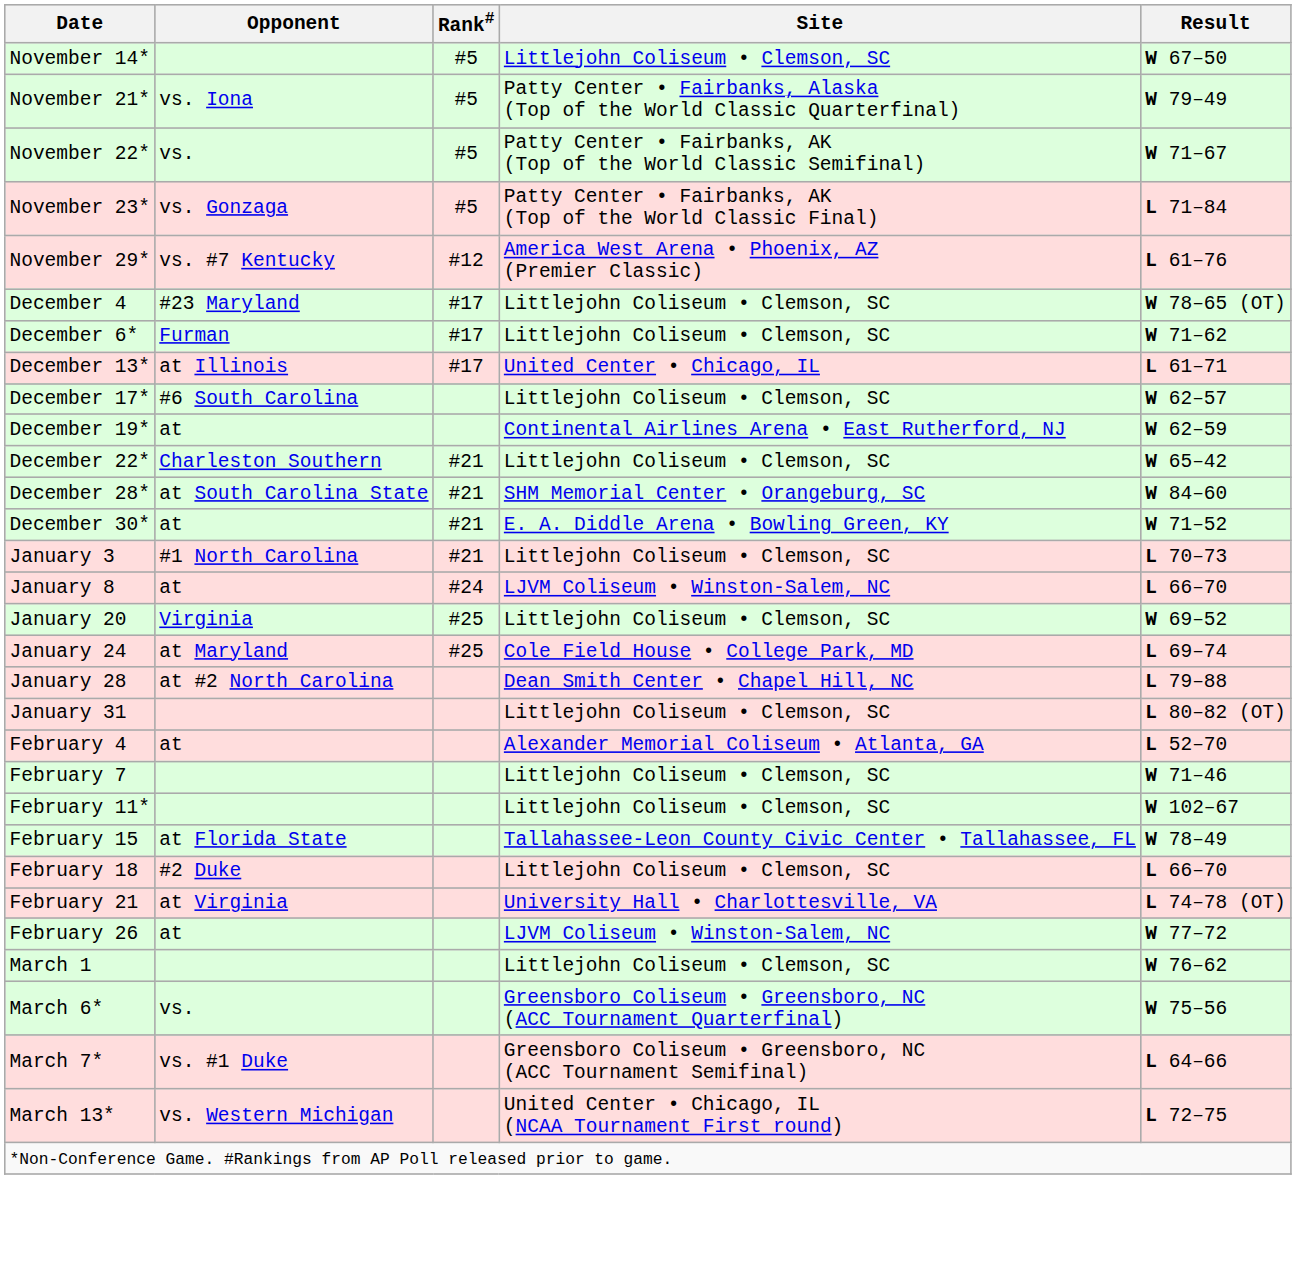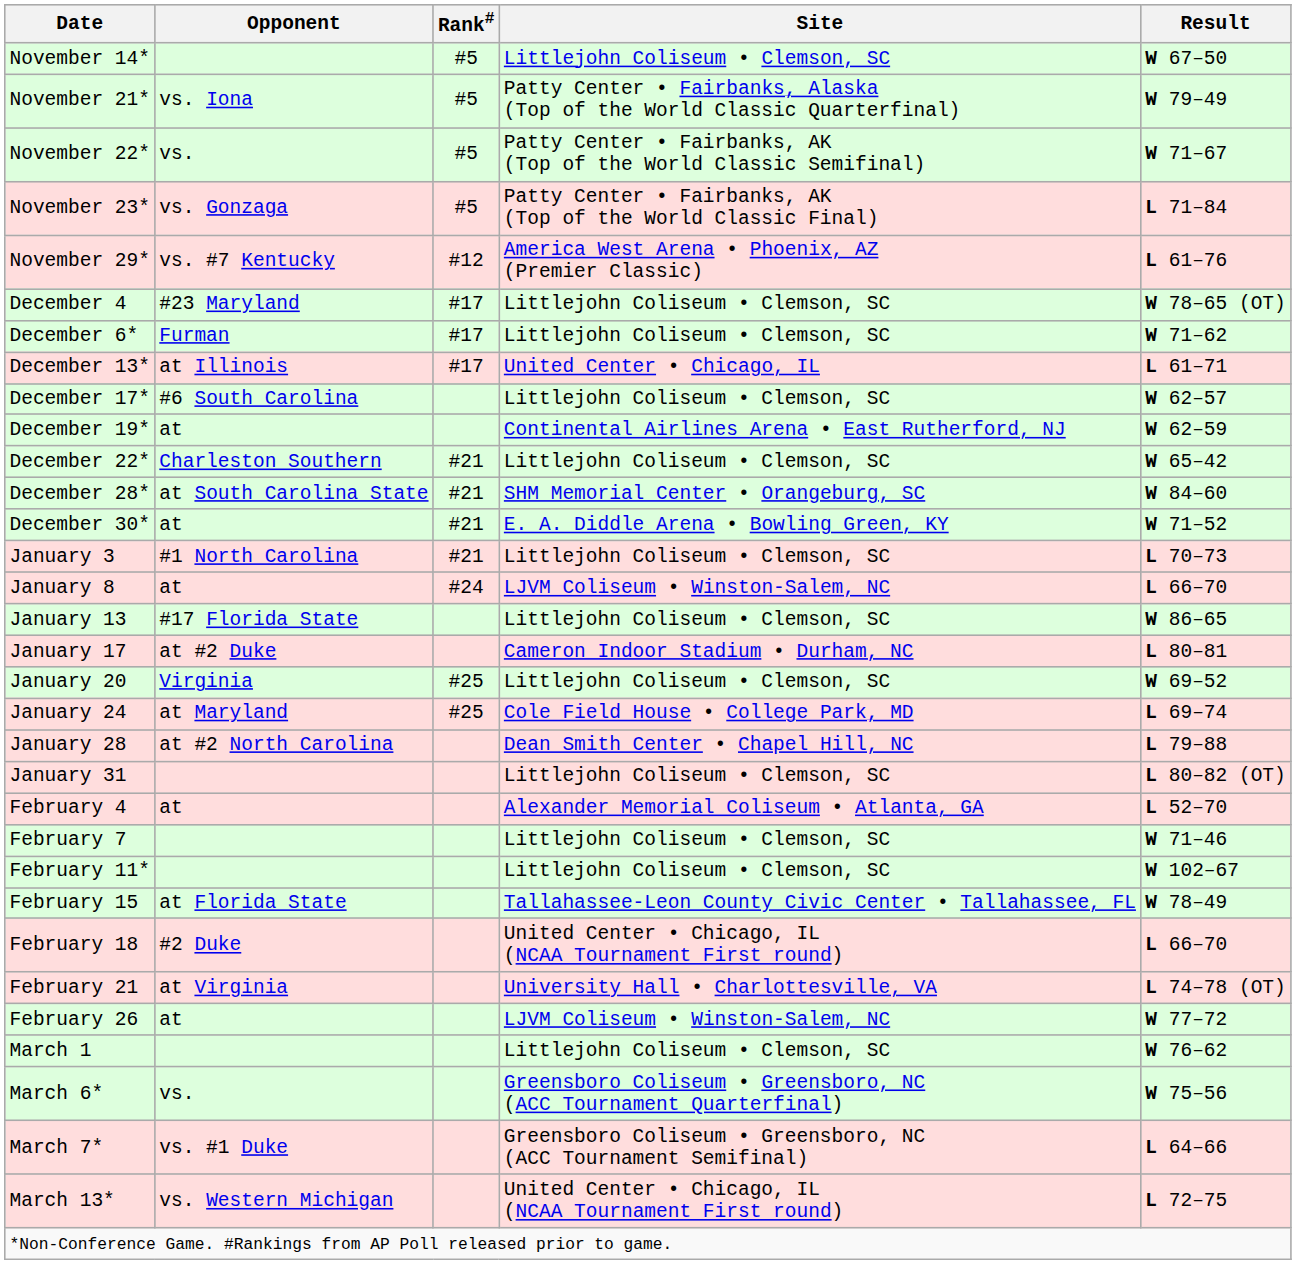+ row: (68, 620)
+ row: (68, 651)
(697, 872) Littlejohn Coliseum • Clemson, SC -> (674, 946) United Center • Chicago, IL (NCAA Tournament First round)
